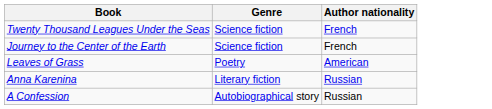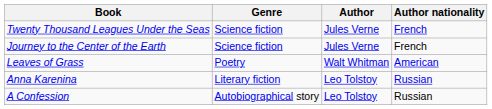+ column: (357, 12)
